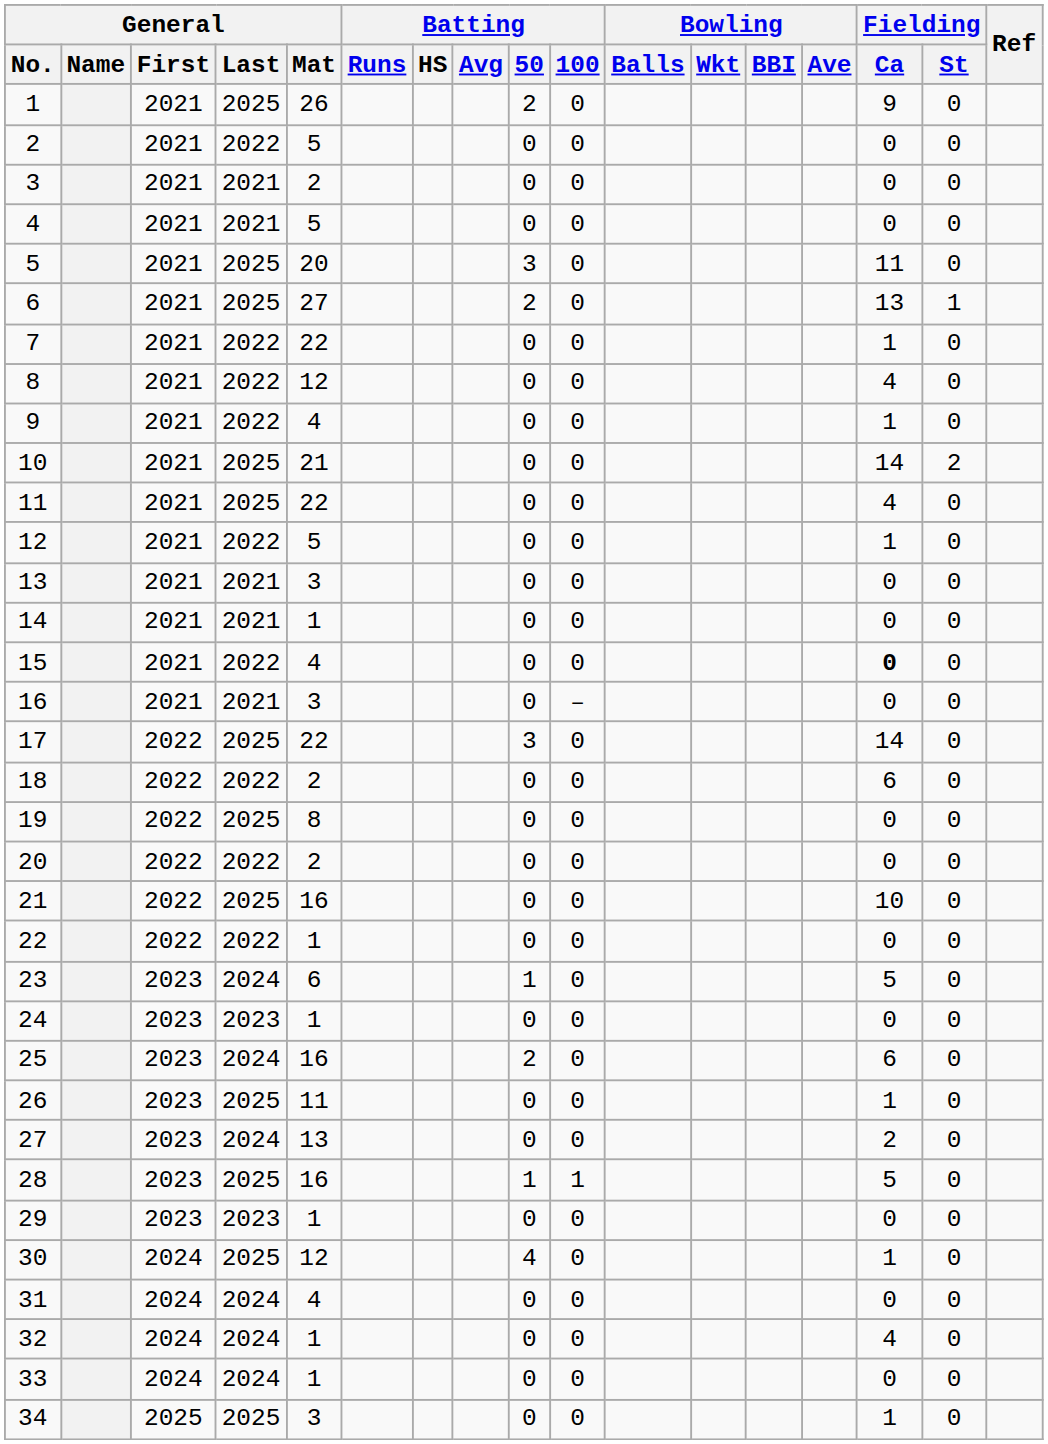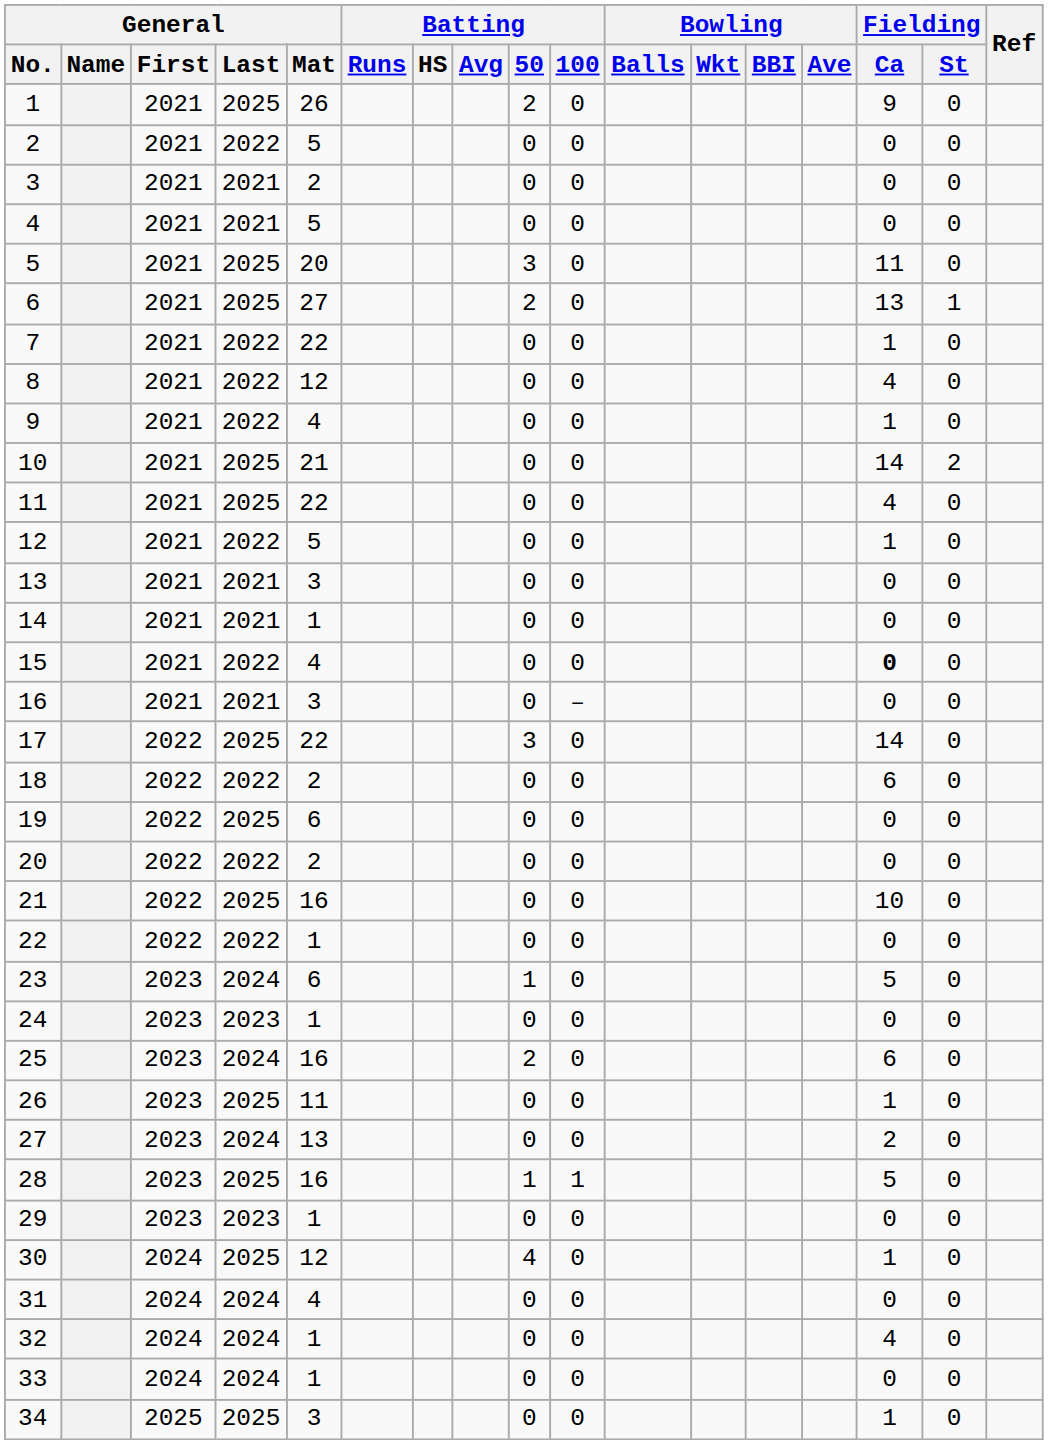(314, 822) 8 -> (314, 822) 6
